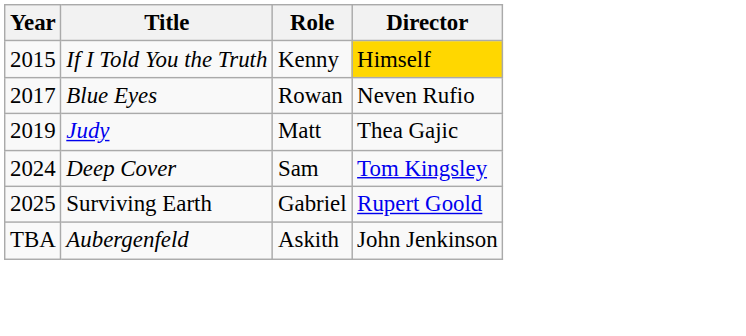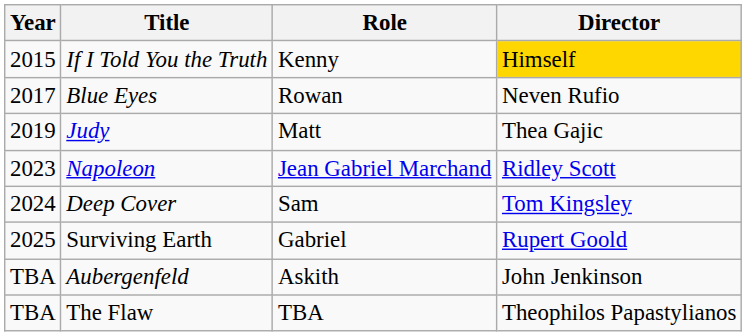+ row: (111, 167)
+ row: (110, 312)
